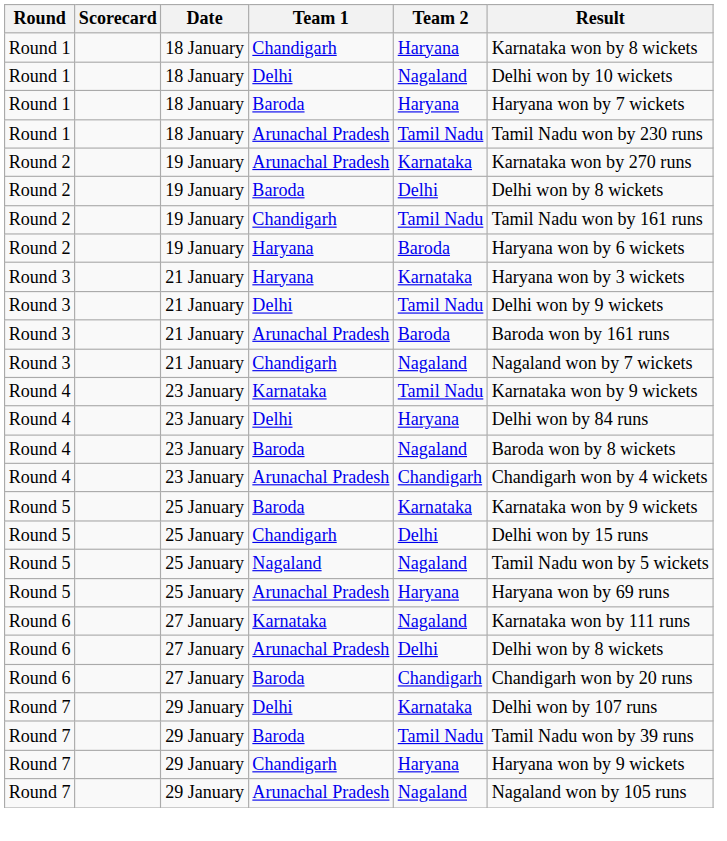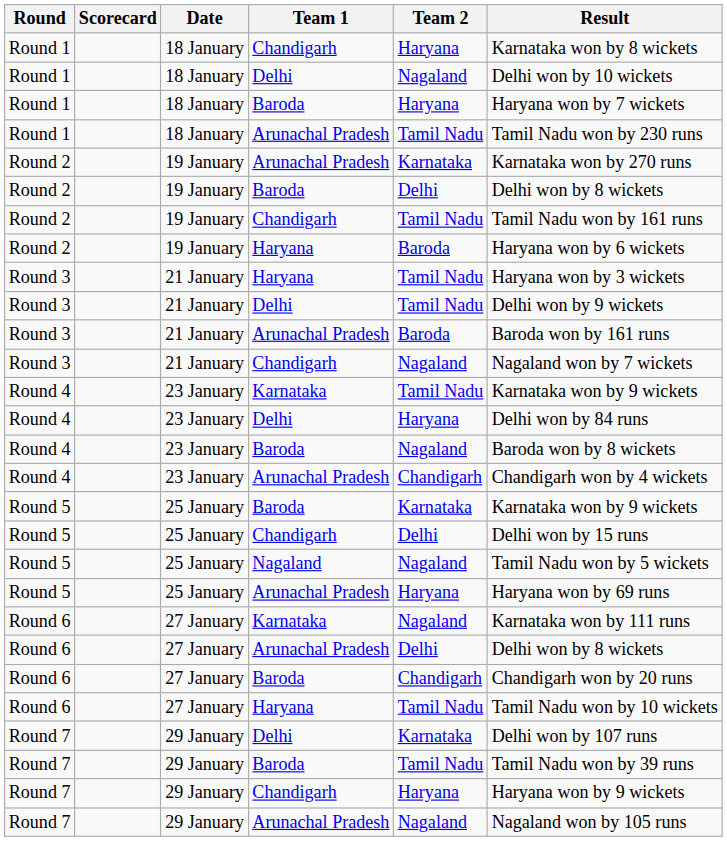(435, 276) Karnataka -> (441, 276) Tamil Nadu
+ row: (40, 707)
